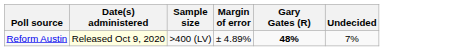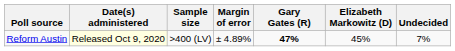+ column: (361, 18)
(289, 38) 48% -> (289, 38) 47%
